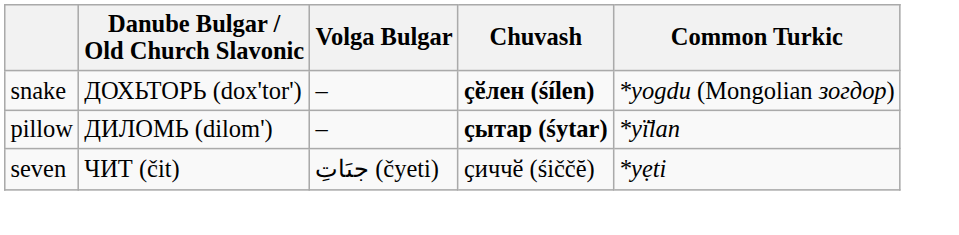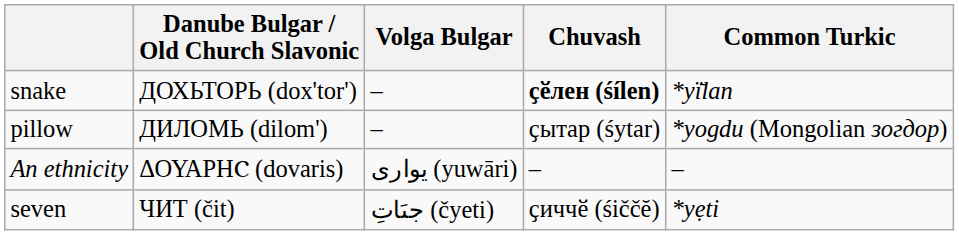(757, 90) *yogdu (Mongolian зогдор) -> (702, 90) *yï̄lan
(536, 129) bold -> (595, 129) normal
(649, 129) *yï̄lan -> (810, 129) *yogdu (Mongolian зогдор)
+ row: (69, 168)
